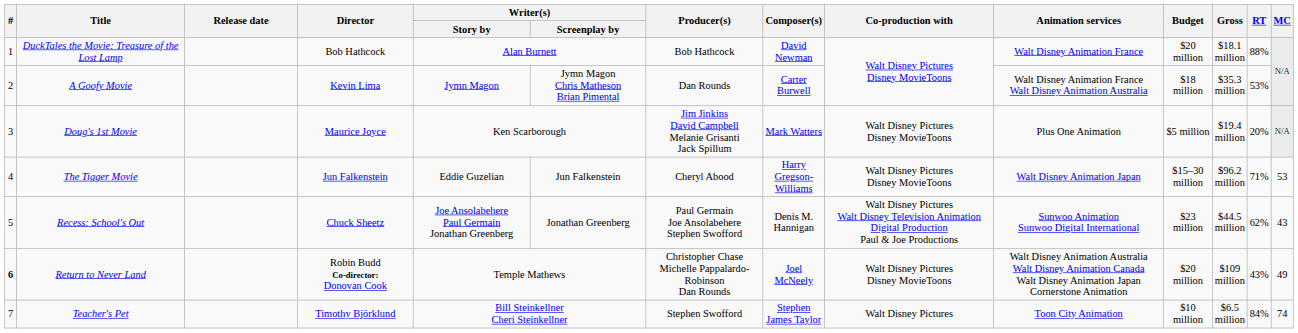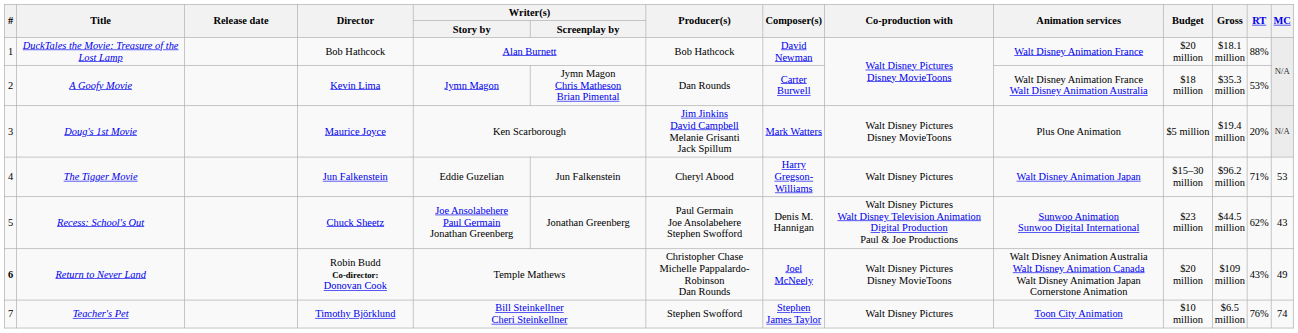(909, 177) Walt Disney Pictures Disney MovieToons -> (909, 177) Walt Disney Pictures
(1259, 314) 84% -> (1259, 314) 76%
